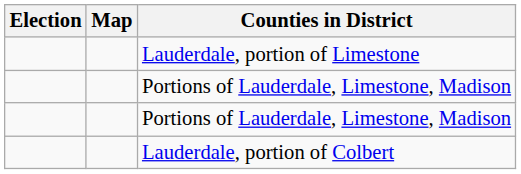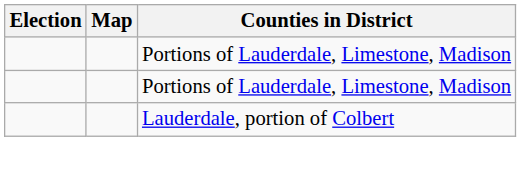- row: (46, 54)
